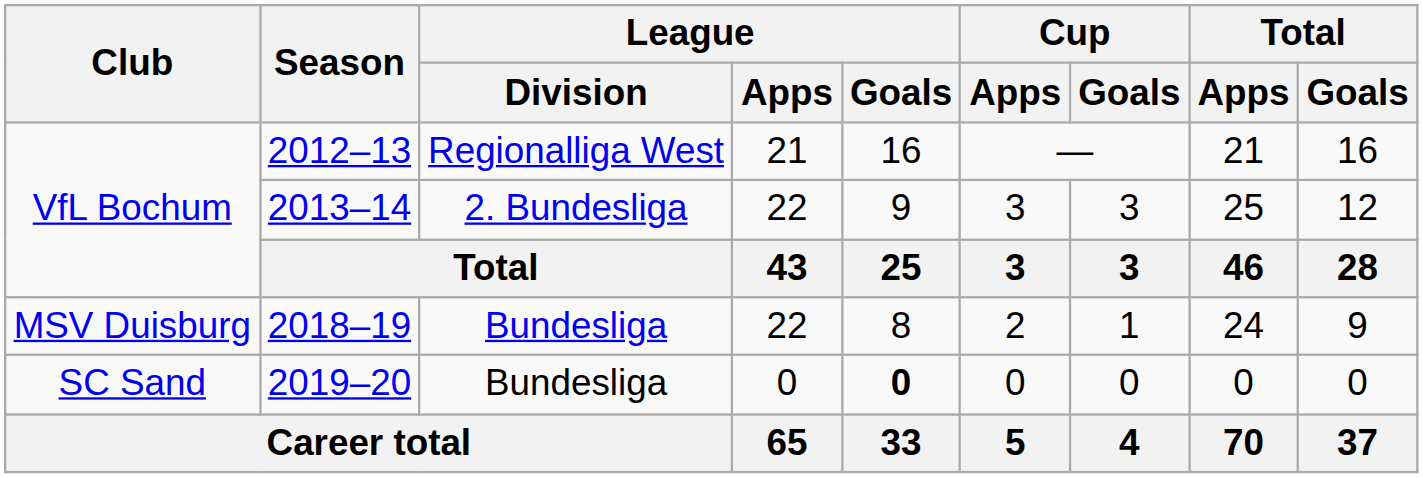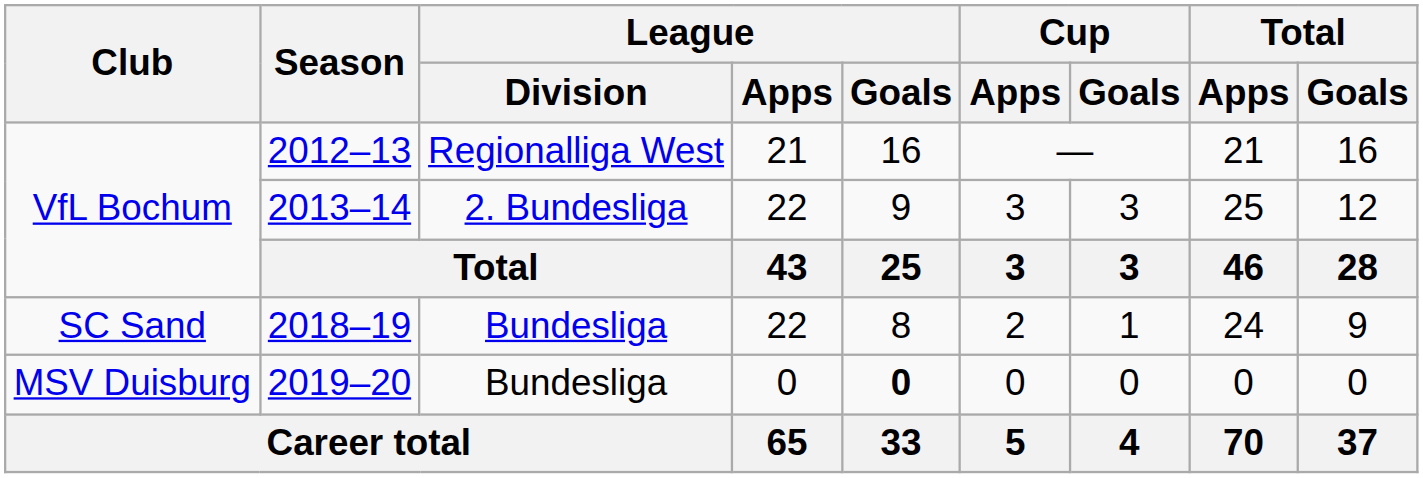(132, 325) MSV Duisburg -> (132, 325) SC Sand
(132, 383) SC Sand -> (132, 383) MSV Duisburg
